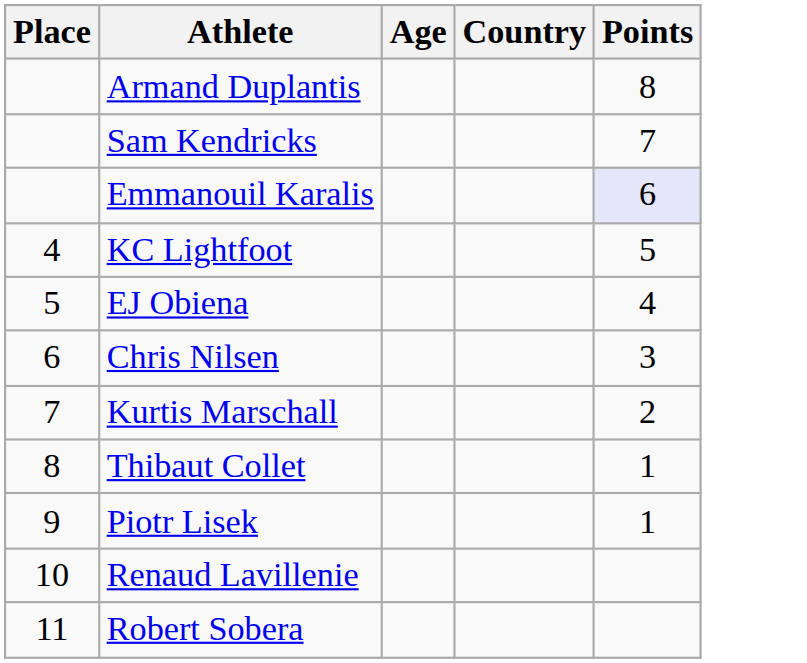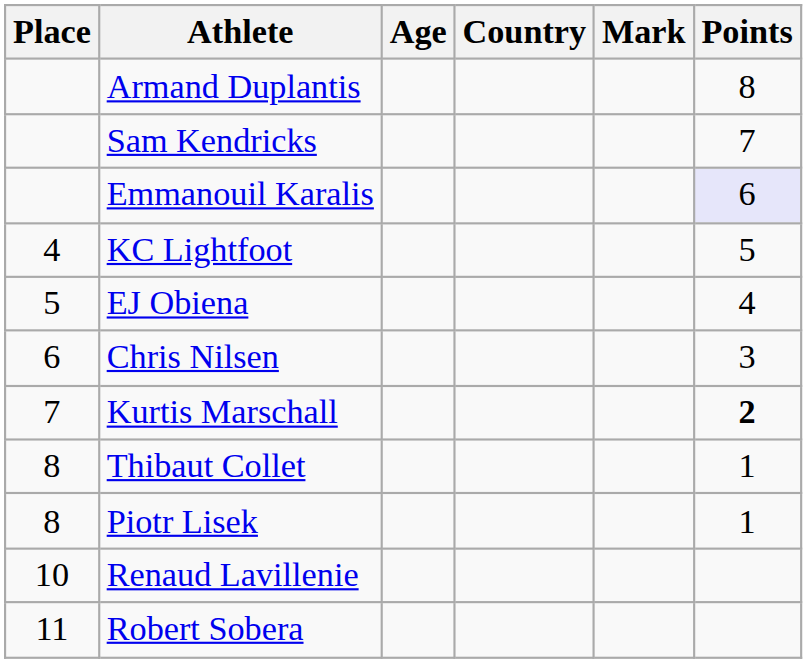+ column: (644, 31)
(648, 411) normal -> (747, 411) bold
(52, 520) 9 -> (52, 520) 8
